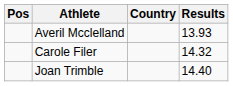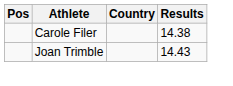- row: (80, 33)
(197, 52) 14.32 -> (175, 33) 14.38
(197, 71) 14.40 -> (175, 52) 14.43
